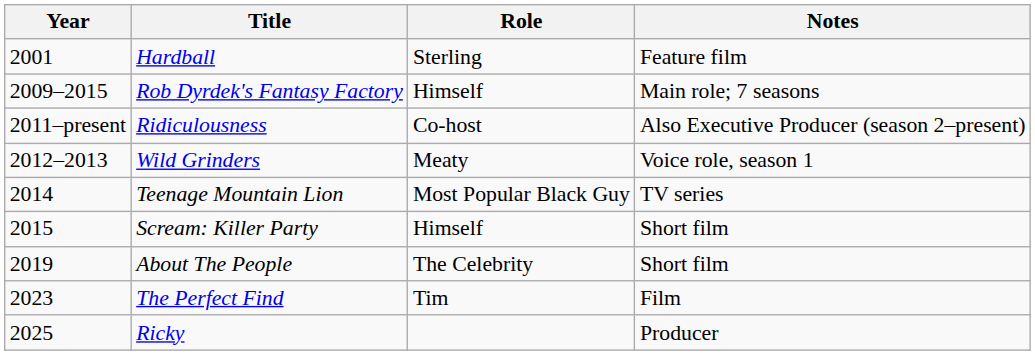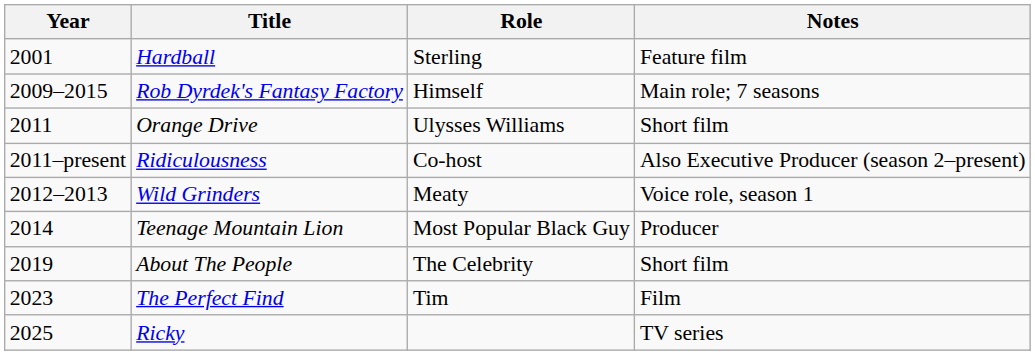+ row: (197, 125)
(682, 194) TV series -> (679, 228) Producer
- row: (227, 228)
(679, 332) Producer -> (682, 332) TV series
